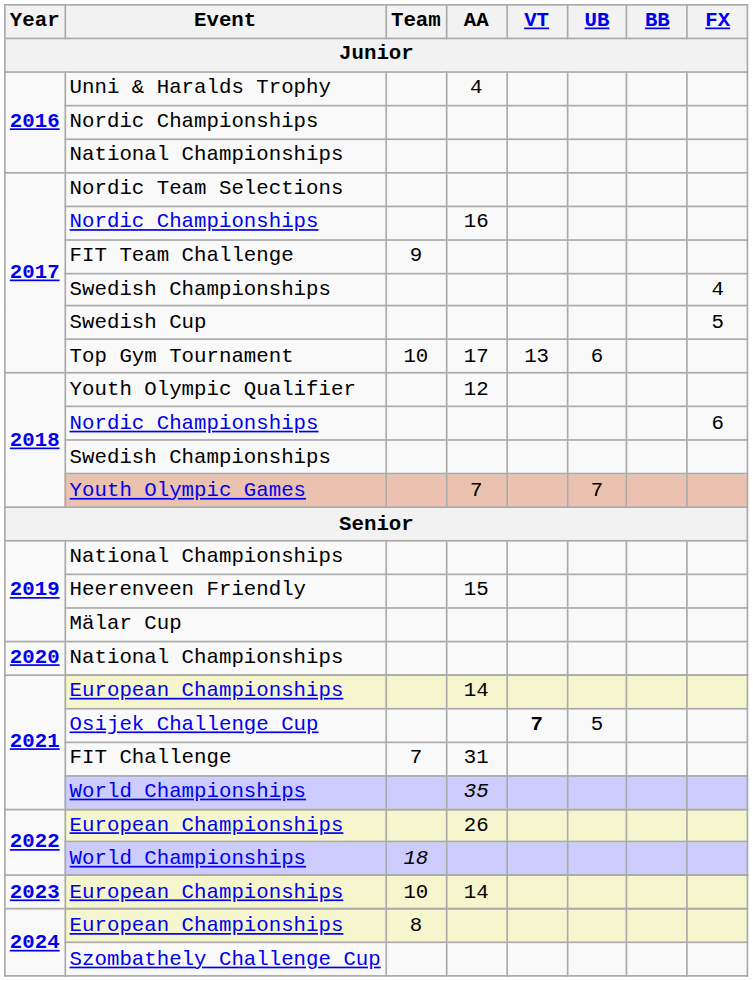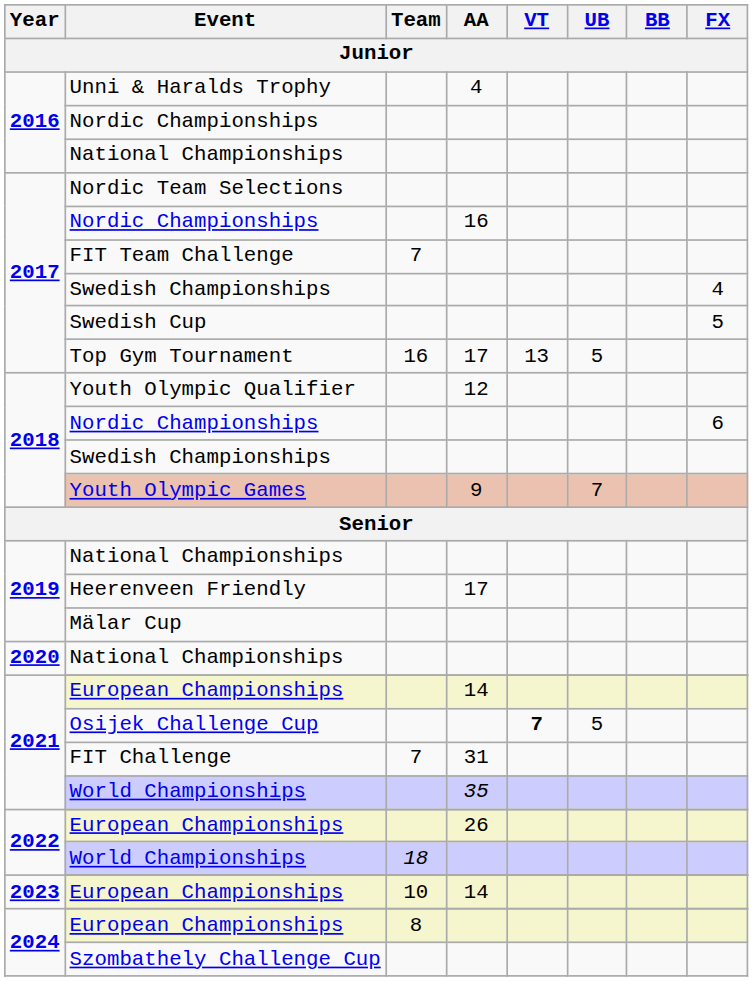(416, 256) 9 -> (416, 256) 7
(416, 357) 10 -> (416, 357) 16
(597, 357) 6 -> (597, 357) 5
(476, 491) 7 -> (476, 491) 9
(476, 591) 15 -> (476, 591) 17
